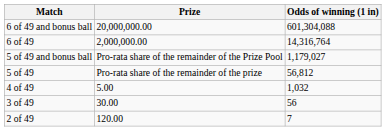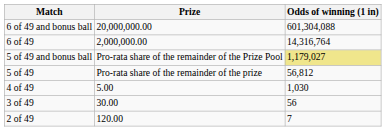(306, 57) no background -> (306, 57) khaki background
(298, 88) 1,032 -> (298, 88) 1,030
